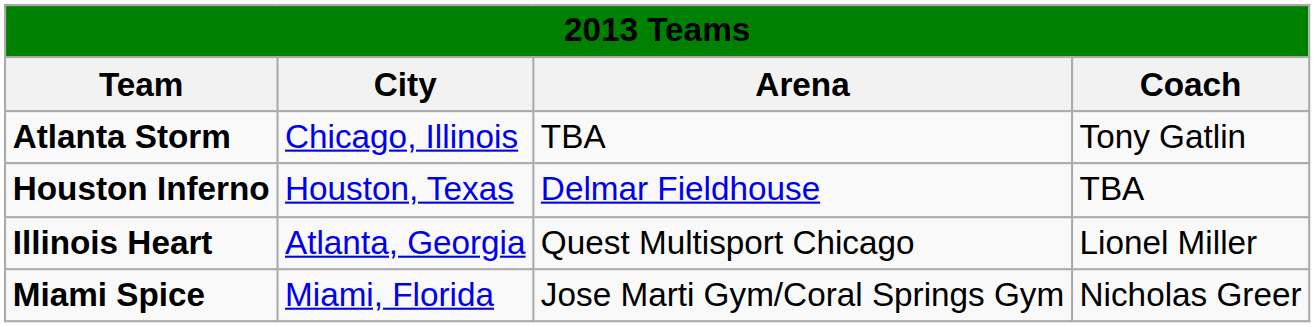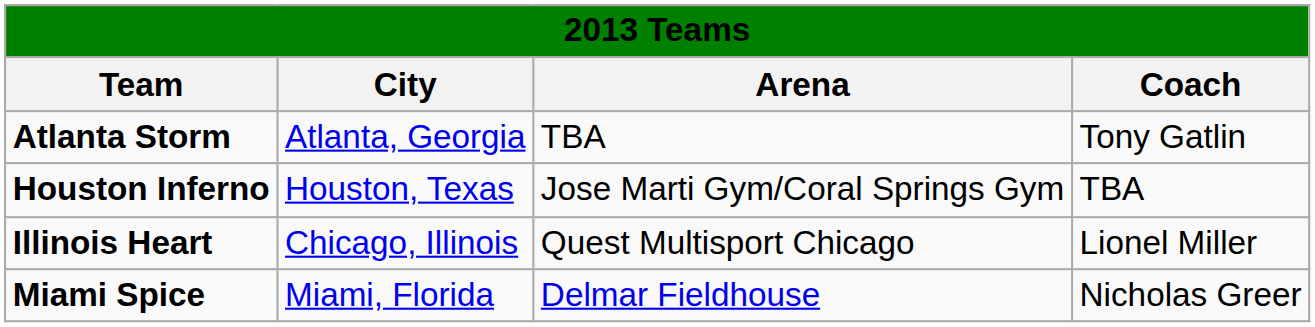(402, 136) Chicago, Illinois -> (405, 136) Atlanta, Georgia
(681, 189) Delmar Fieldhouse -> (803, 189) Jose Marti Gym/Coral Springs Gym
(405, 242) Atlanta, Georgia -> (402, 242) Chicago, Illinois
(803, 294) Jose Marti Gym/Coral Springs Gym -> (681, 294) Delmar Fieldhouse
